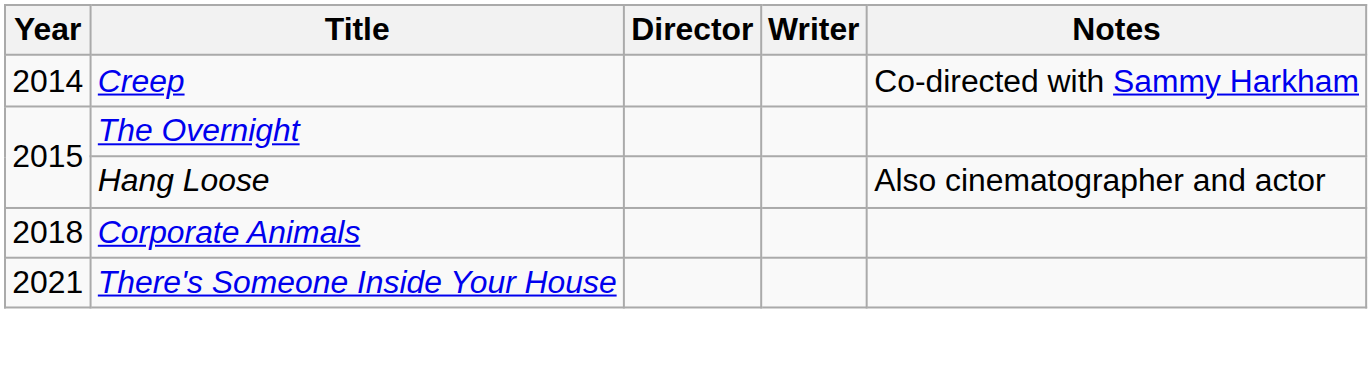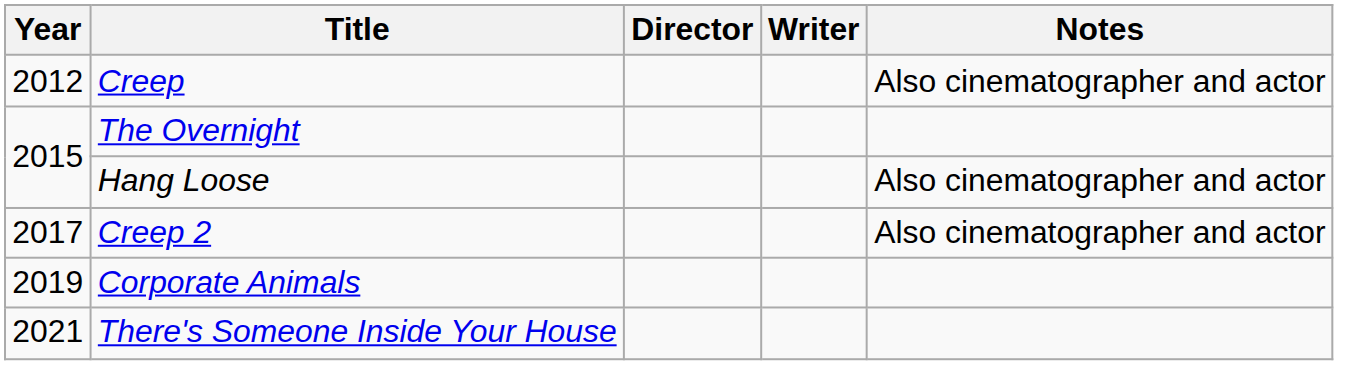(48, 80) 2014 -> (48, 80) 2012
(1117, 80) Co-directed with Sammy Harkham -> (1100, 80) Also cinematographer and actor
+ row: (154, 231)
(48, 231) 2018 -> (48, 282) 2019
